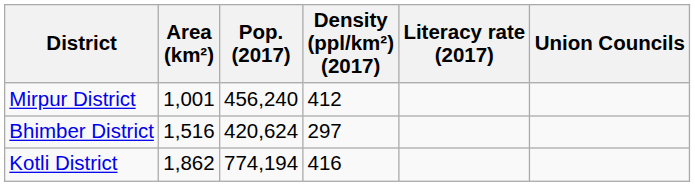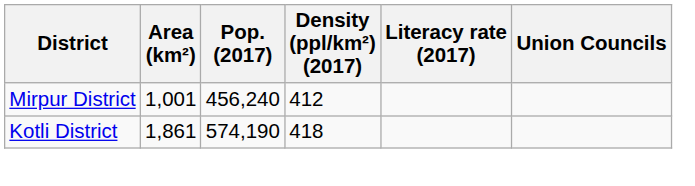- row: (82, 131)
(189, 164) 1,862 -> (171, 131) 1,861
(261, 164) 774,194 -> (243, 131) 574,190
(325, 164) 416 -> (306, 131) 418
